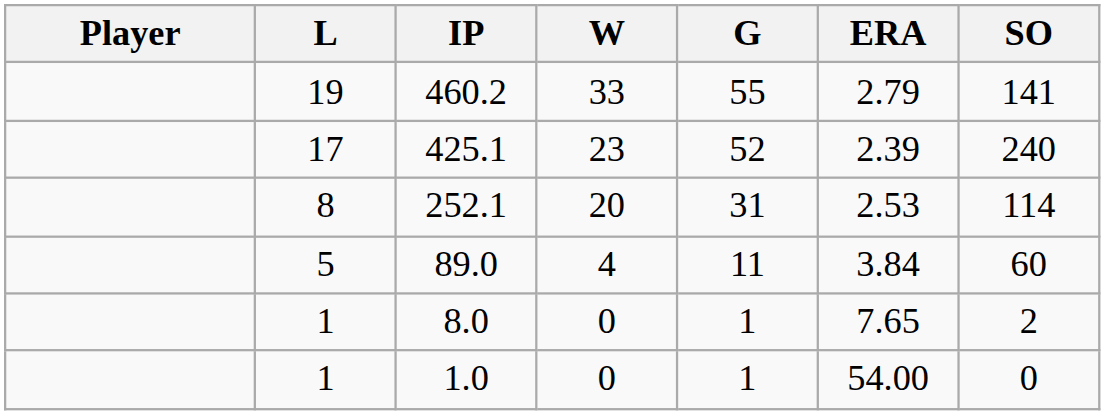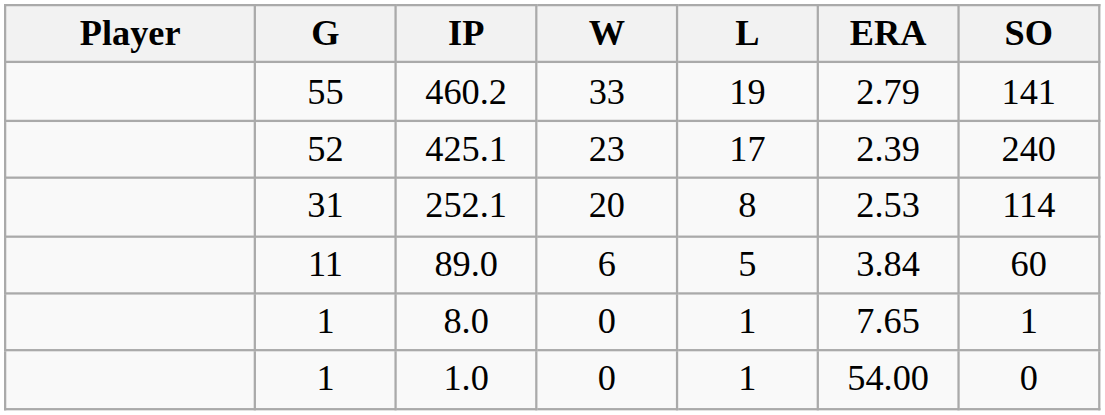columns swapped: (747, 33) <-> (326, 33)
(607, 263) 4 -> (607, 263) 6
(1029, 321) 2 -> (1029, 321) 1
